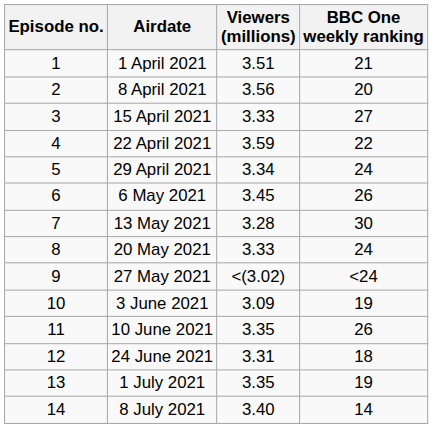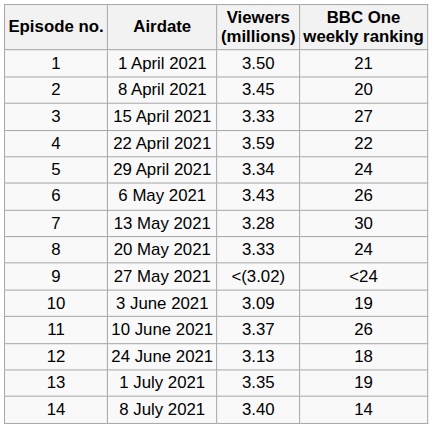(258, 63) 3.51 -> (258, 63) 3.50
(258, 90) 3.56 -> (258, 90) 3.45
(258, 196) 3.45 -> (258, 196) 3.43
(258, 329) 3.35 -> (258, 329) 3.37
(258, 356) 3.31 -> (258, 356) 3.13
